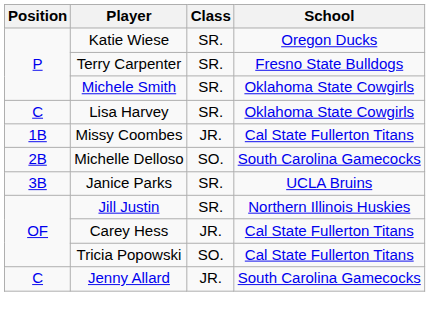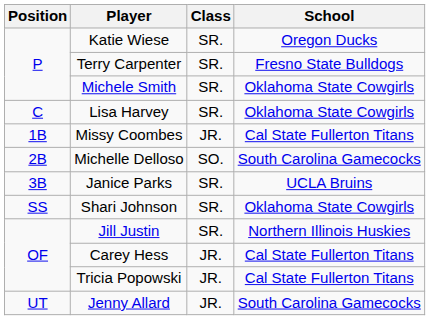+ row: (129, 207)
(211, 254) SO. -> (211, 278) JR.
(38, 278) C -> (38, 302) UT
